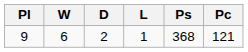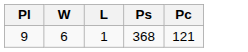- column: (104, 15)
